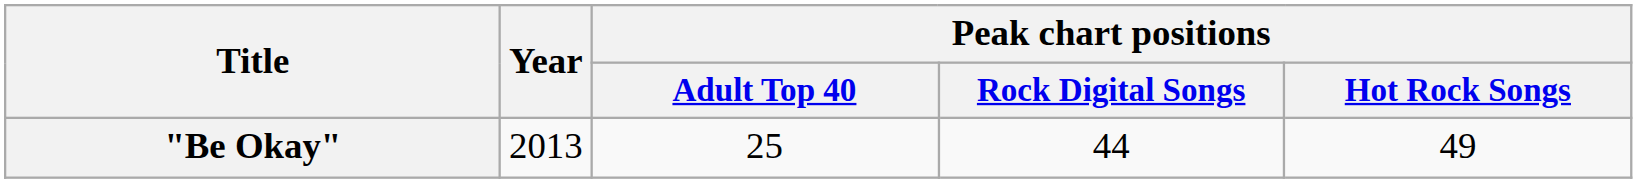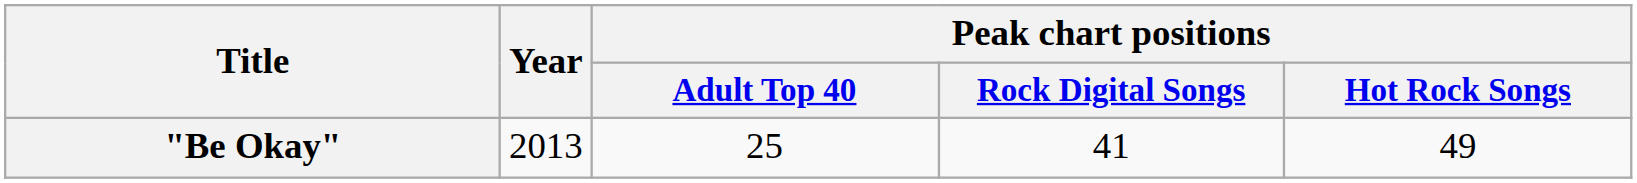(1111, 146) 44 -> (1111, 146) 41
